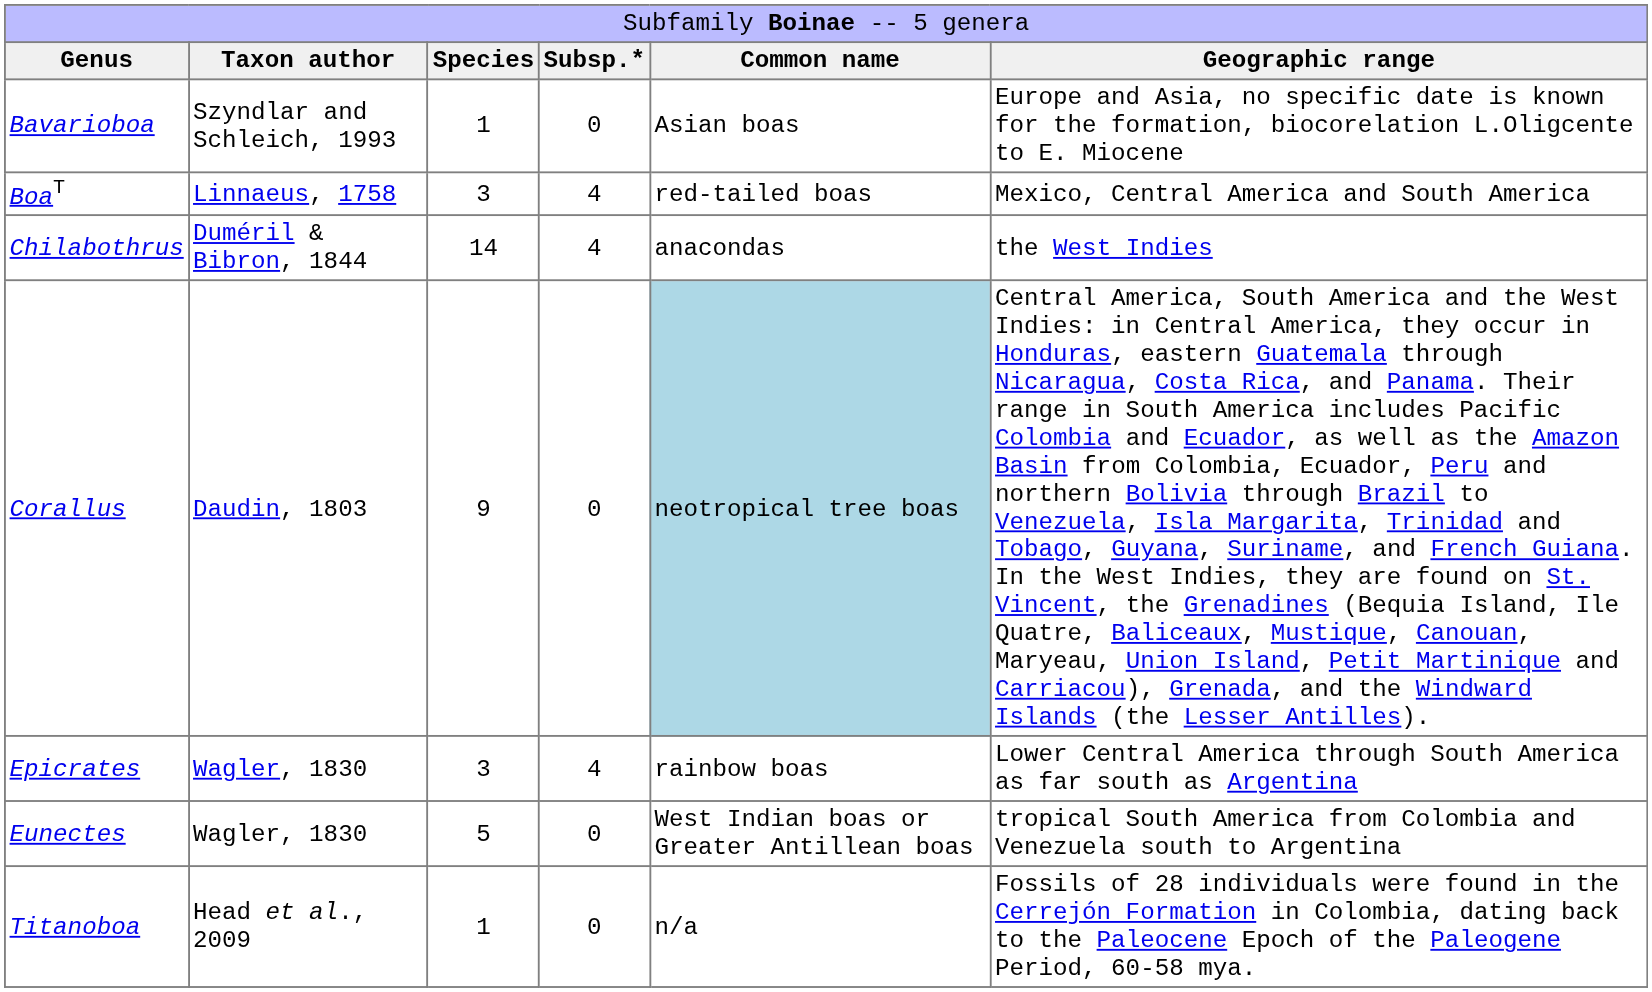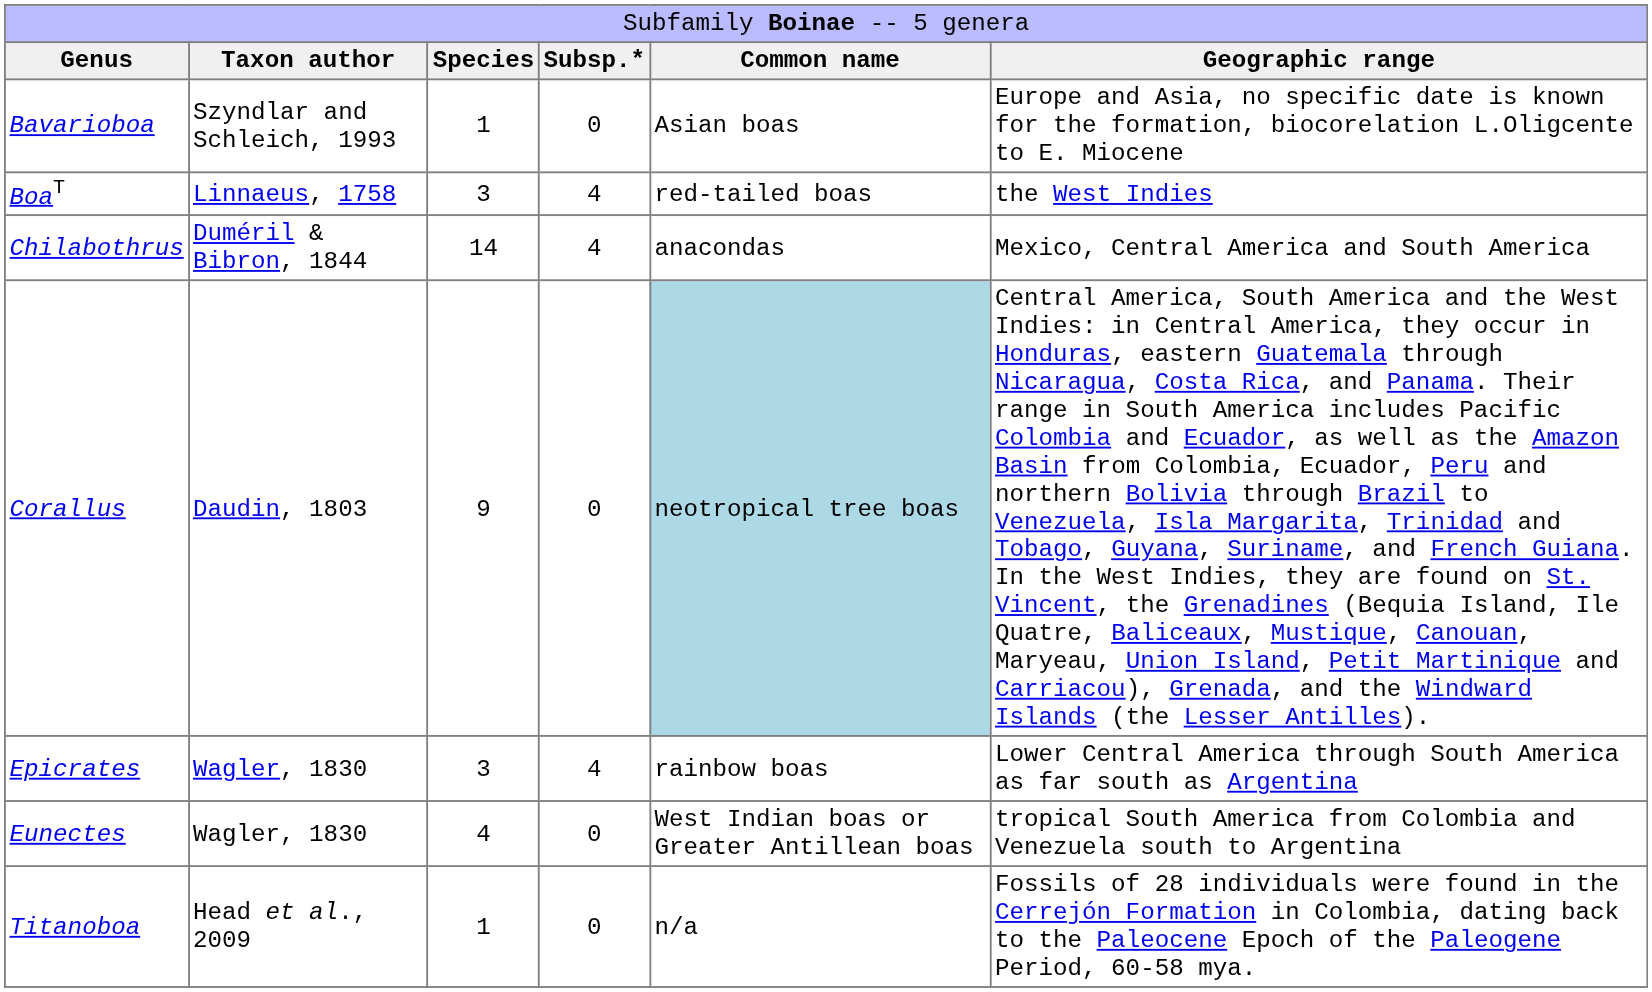(1293, 194) Mexico, Central America and South America -> (1104, 194) the West Indies
(1104, 248) the West Indies -> (1293, 248) Mexico, Central America and South America
(483, 834) 5 -> (483, 834) 4
